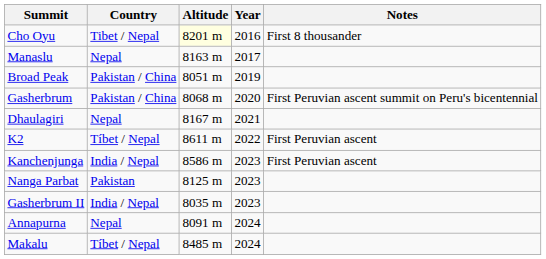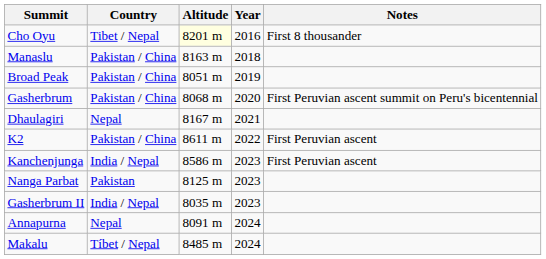(106, 56) Nepal -> (133, 56) Pakistan / China
(248, 56) 2017 -> (248, 56) 2018
(125, 139) Tíbet / Nepal -> (133, 139) Pakistan / China
